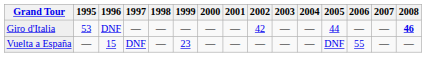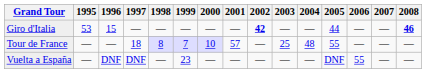(111, 28) DNF -> (111, 28) 15
(260, 28) normal -> (260, 28) bold
+ row: (37, 44)
(111, 44) 15 -> (111, 60) DNF
